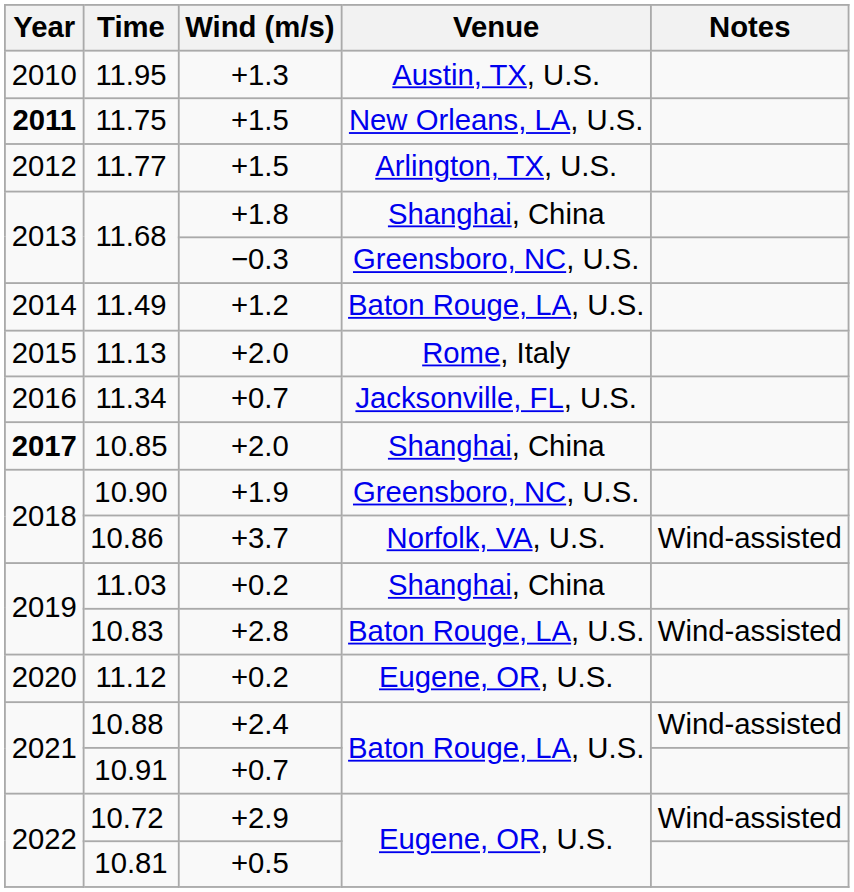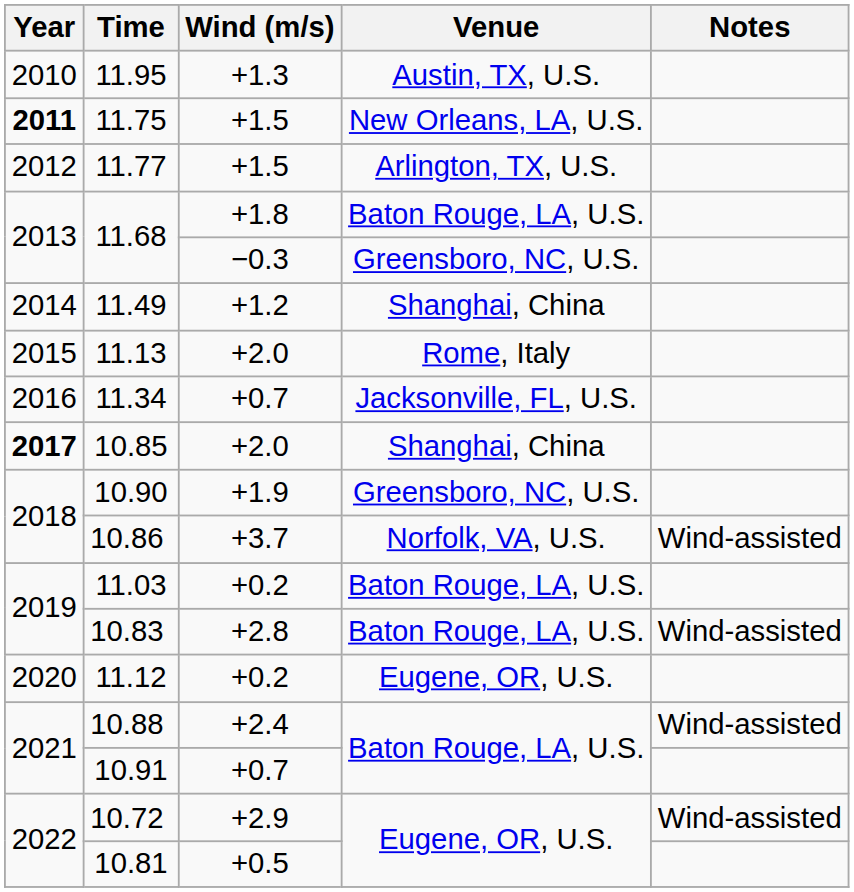(496, 213) Shanghai, China -> (496, 213) Baton Rouge, LA, U.S.
(496, 306) Baton Rouge, LA, U.S. -> (496, 306) Shanghai, China
(496, 584) Shanghai, China -> (496, 584) Baton Rouge, LA, U.S.
